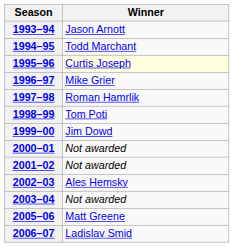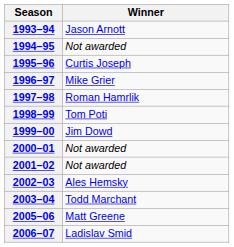(101, 47) Todd Marchant -> (96, 47) Not awarded
(98, 64) lightyellow background -> (98, 64) no background
(96, 200) Not awarded -> (101, 200) Todd Marchant
